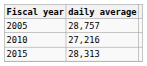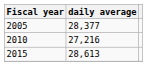(84, 26) 28,757 -> (84, 26) 28,377
(84, 54) 28,313 -> (84, 54) 28,613
